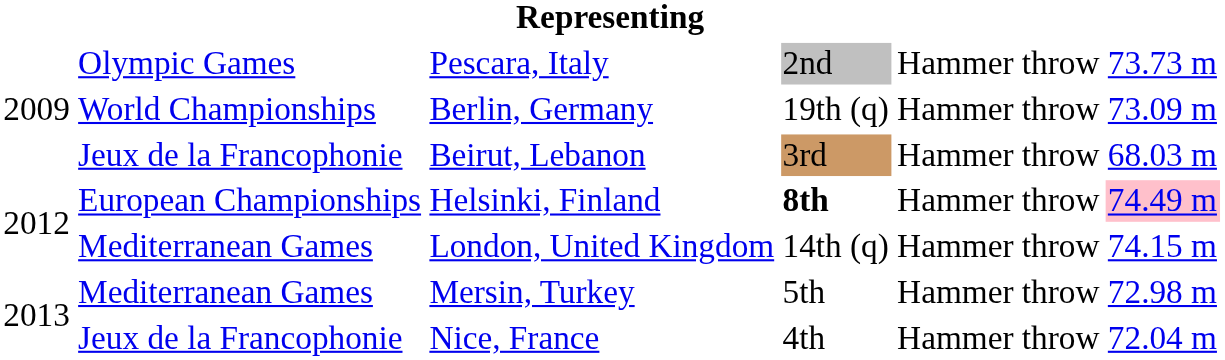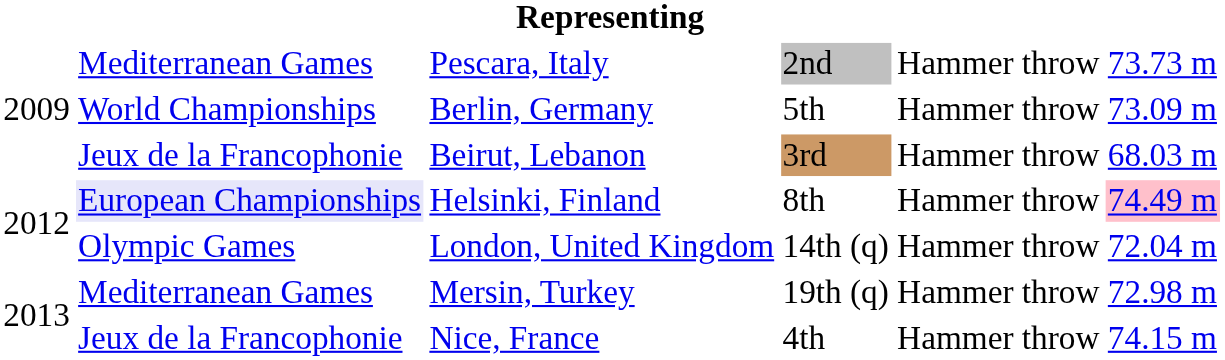(187, 63) Olympic Games -> (226, 63) Mediterranean Games
(836, 108) 19th (q) -> (804, 108) 5th
(250, 200) no background -> (250, 200) lavender background
(806, 200) bold -> (804, 200) normal
(226, 246) Mediterranean Games -> (187, 246) Olympic Games
(1162, 246) 74.15 m -> (1162, 246) 72.04 m
(804, 291) 5th -> (836, 291) 19th (q)
(1162, 337) 72.04 m -> (1162, 337) 74.15 m
